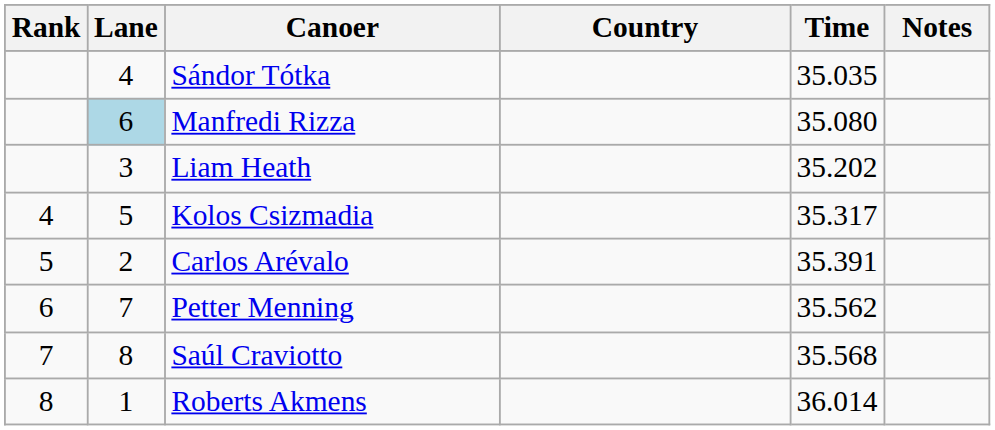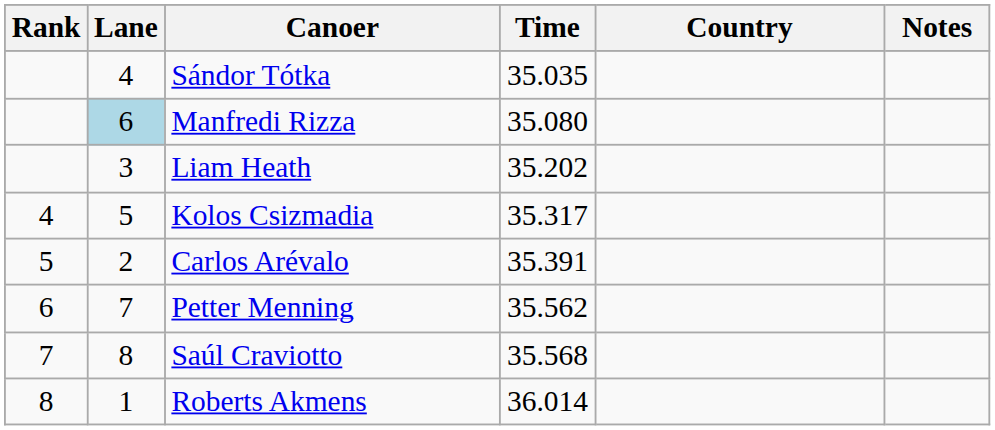columns swapped: (645, 27) <-> (837, 27)
